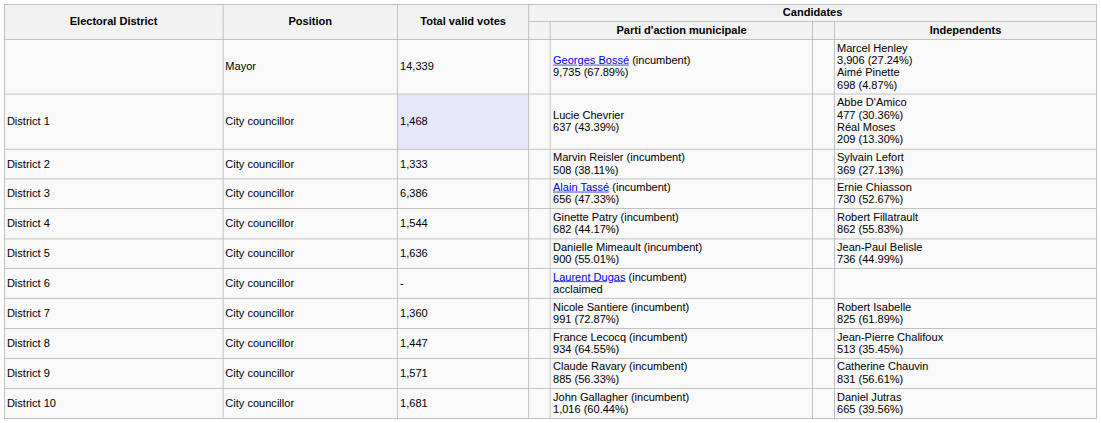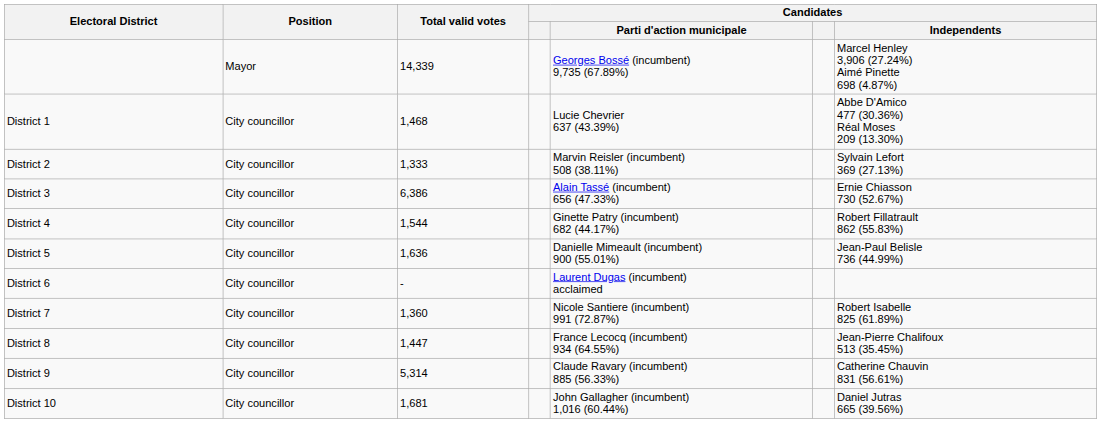(414, 121) lavender background -> (414, 121) no background
(414, 373) 1,571 -> (414, 373) 5,314
